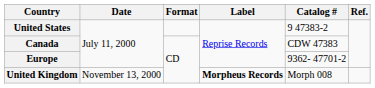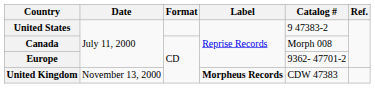(313, 43) CDW 47383 -> (310, 43) Morph 008
(310, 75) Morph 008 -> (313, 75) CDW 47383
